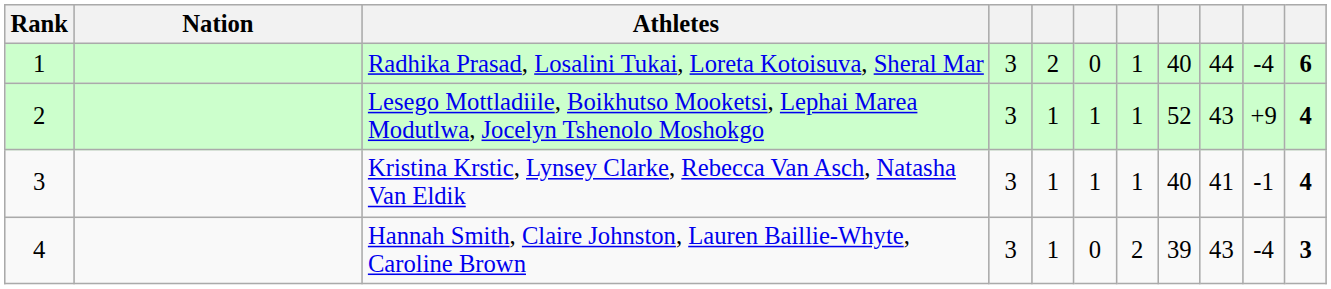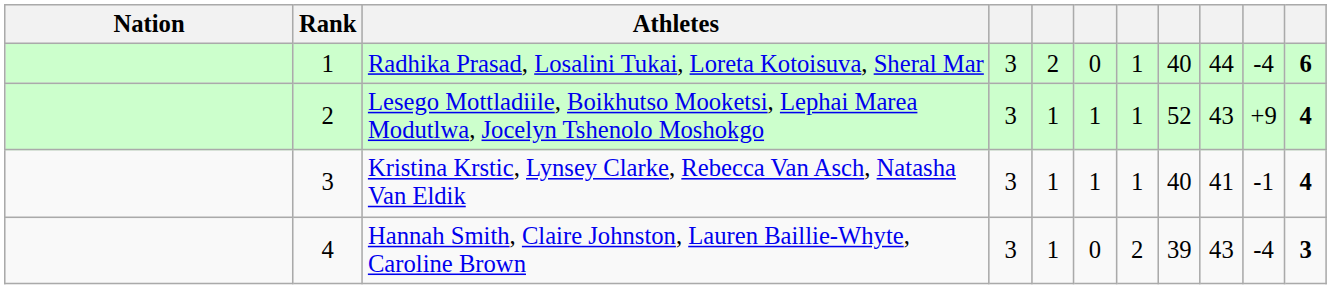columns swapped: (39, 24) <-> (218, 24)
